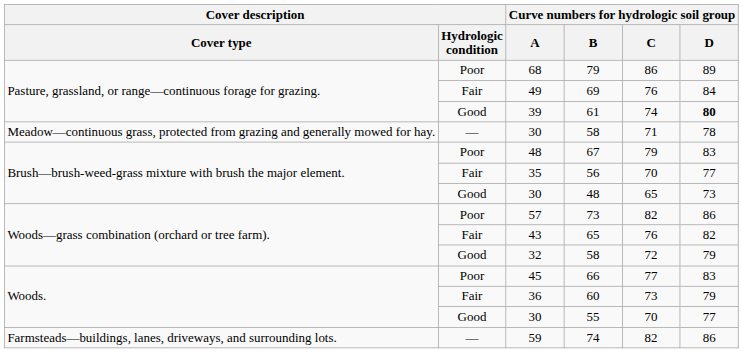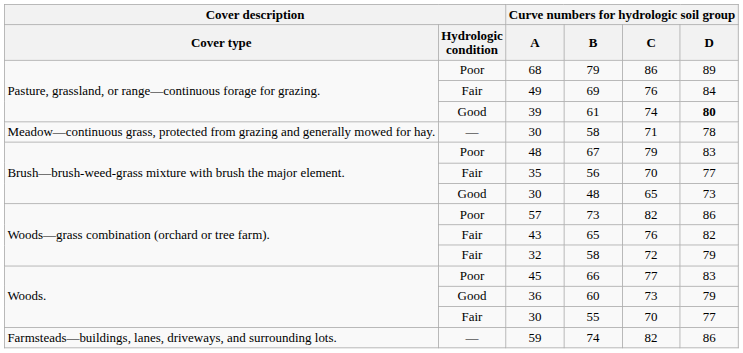(472, 255) Good -> (472, 255) Fair
(472, 296) Fair -> (472, 296) Good
(472, 317) Good -> (472, 317) Fair
